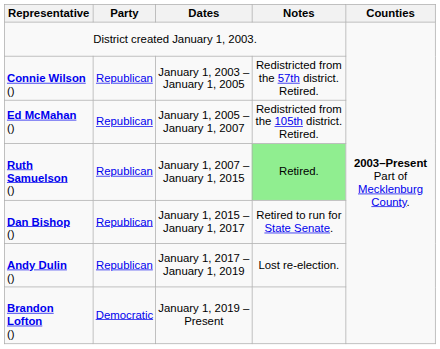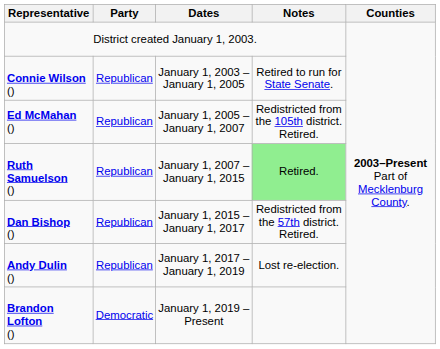(299, 78) Redistricted from the 57th district. Retired. -> (299, 78) Retired to run for State Senate.
(299, 221) Retired to run for State Senate. -> (299, 221) Redistricted from the 57th district. Retired.
